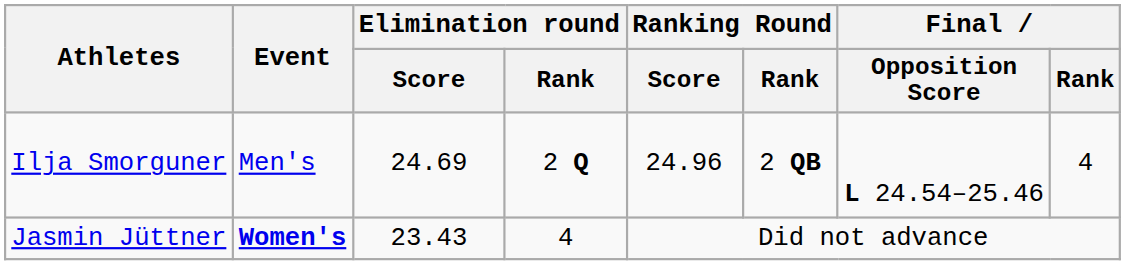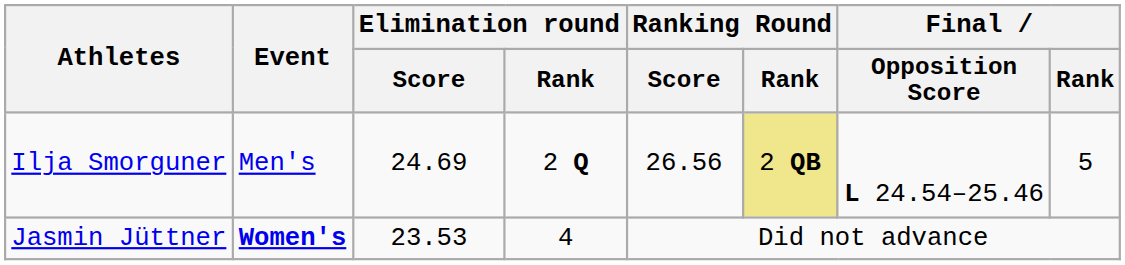(684, 164) 24.96 -> (684, 164) 26.56
(790, 164) no background -> (790, 164) khaki background
(1085, 164) 4 -> (1085, 164) 5
(429, 238) 23.43 -> (429, 238) 23.53
